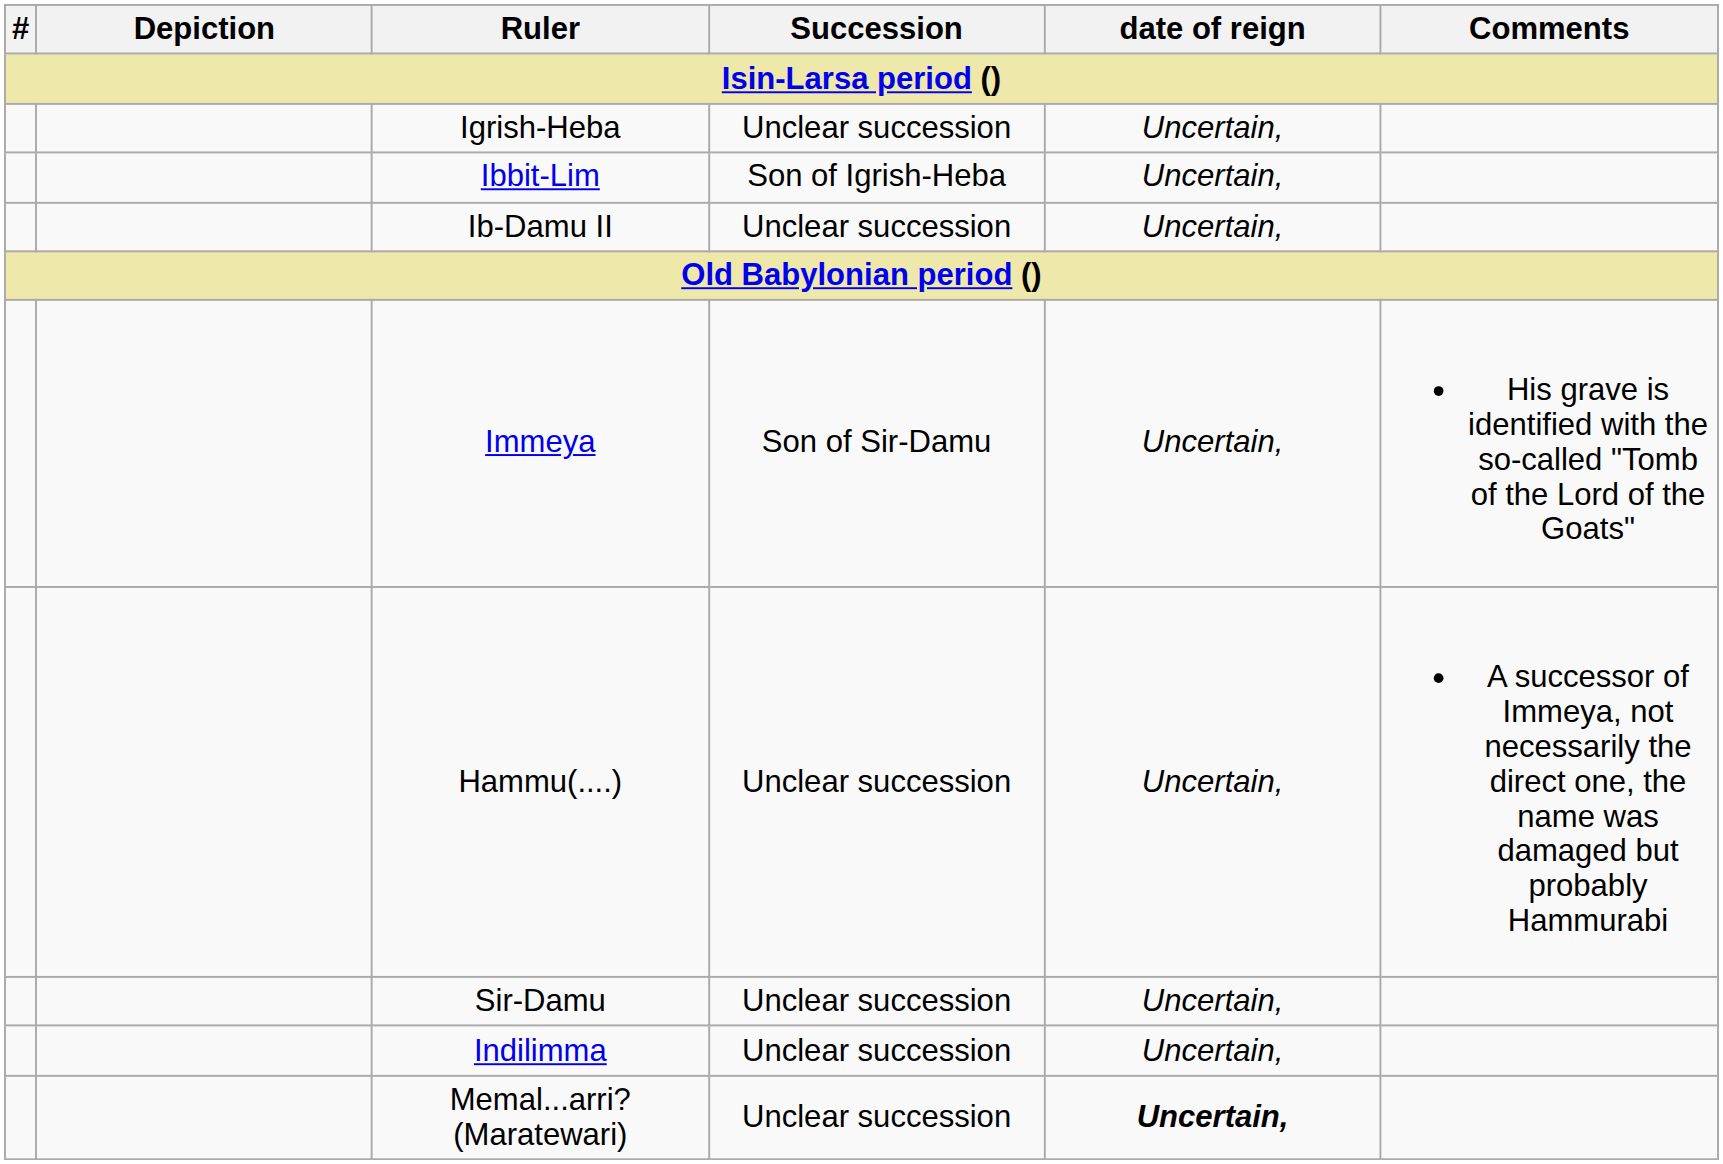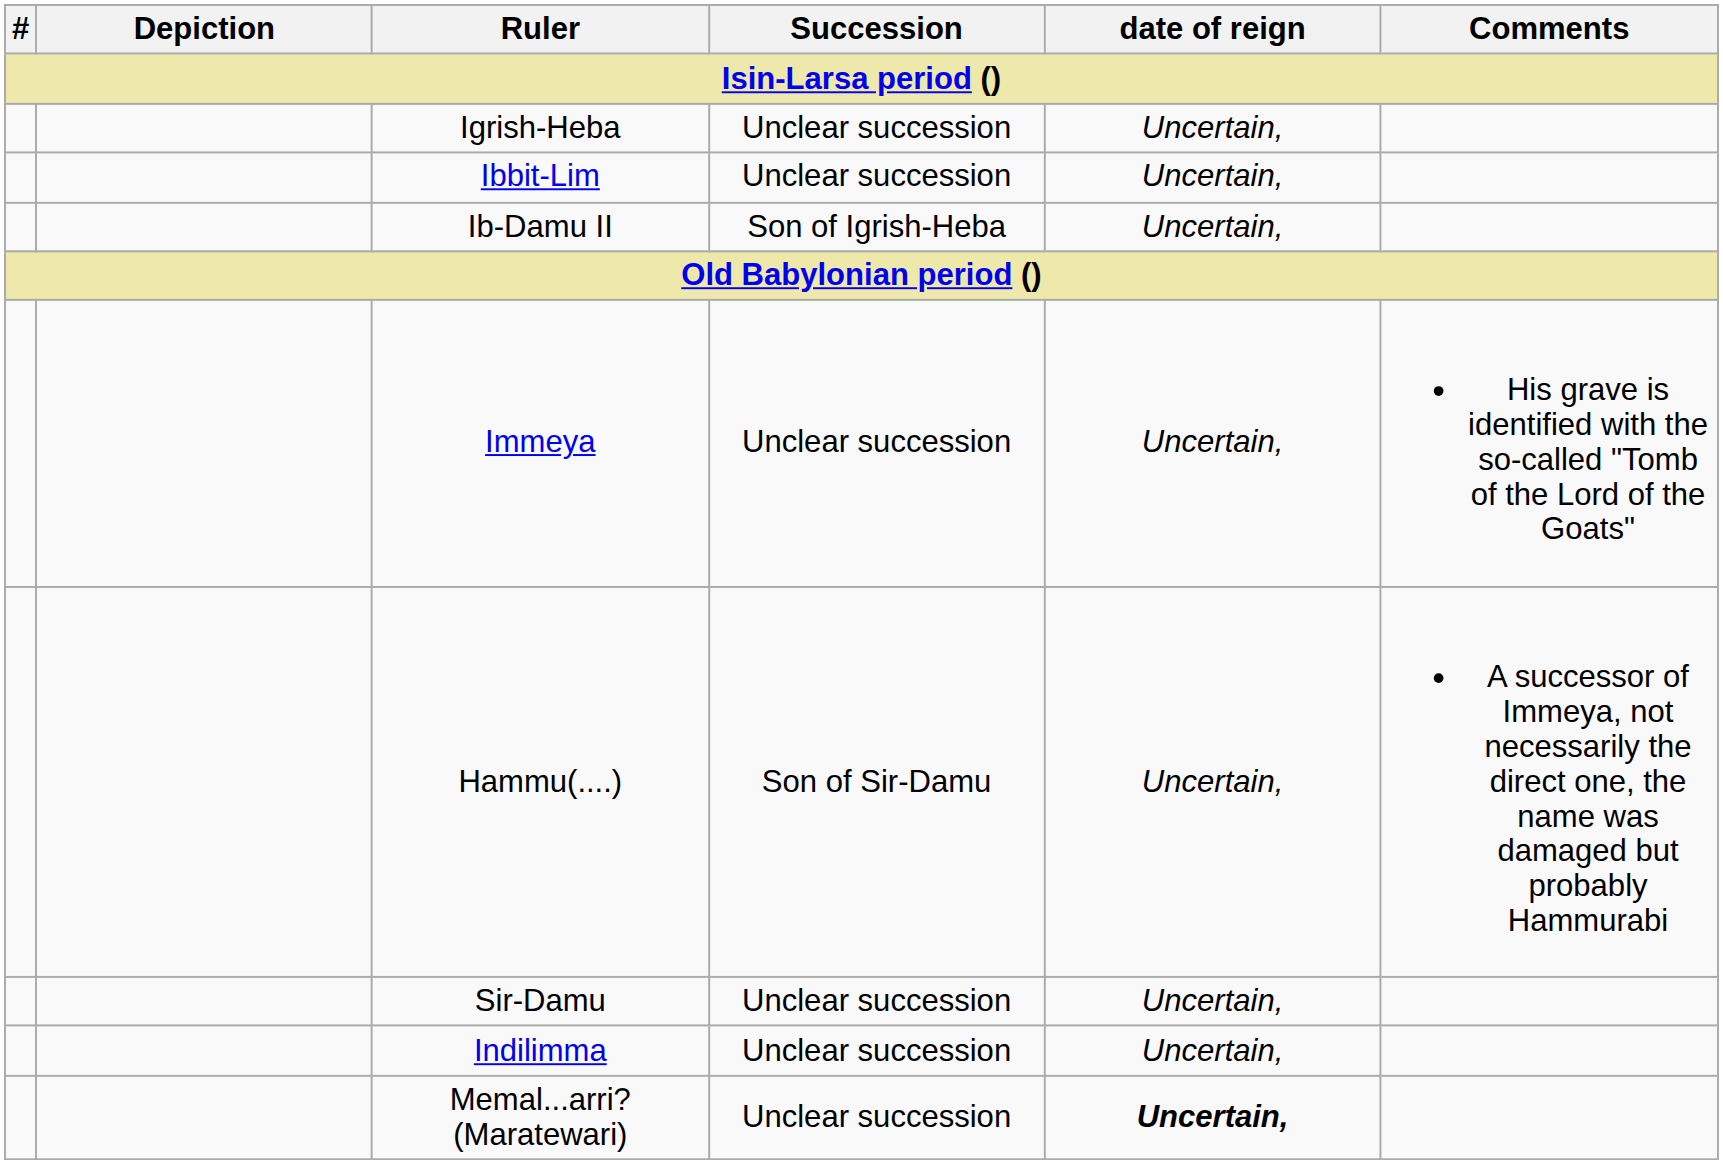(877, 176) Son of Igrish-Heba -> (877, 176) Unclear succession
(877, 226) Unclear succession -> (877, 226) Son of Igrish-Heba
(877, 442) Son of Sir-Damu -> (877, 442) Unclear succession
(877, 781) Unclear succession -> (877, 781) Son of Sir-Damu
